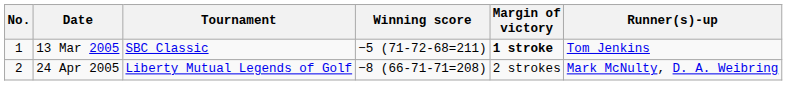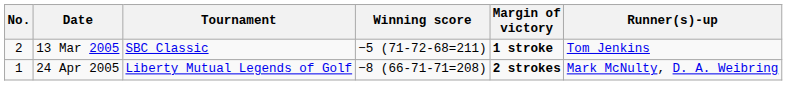(19, 50) 1 -> (19, 50) 2
(19, 70) 2 -> (19, 70) 1
(527, 70) normal -> (527, 70) bold
